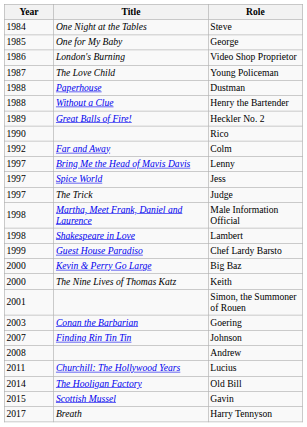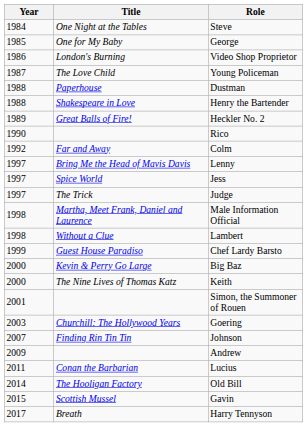(85, 103) Without a Clue -> (95, 103) Shakespeare in Love
(95, 236) Shakespeare in Love -> (85, 236) Without a Clue
(97, 322) Conan the Barbarian -> (118, 322) Churchill: The Hollywood Years
(16, 353) 2008 -> (16, 353) 2009
(118, 368) Churchill: The Hollywood Years -> (97, 368) Conan the Barbarian
